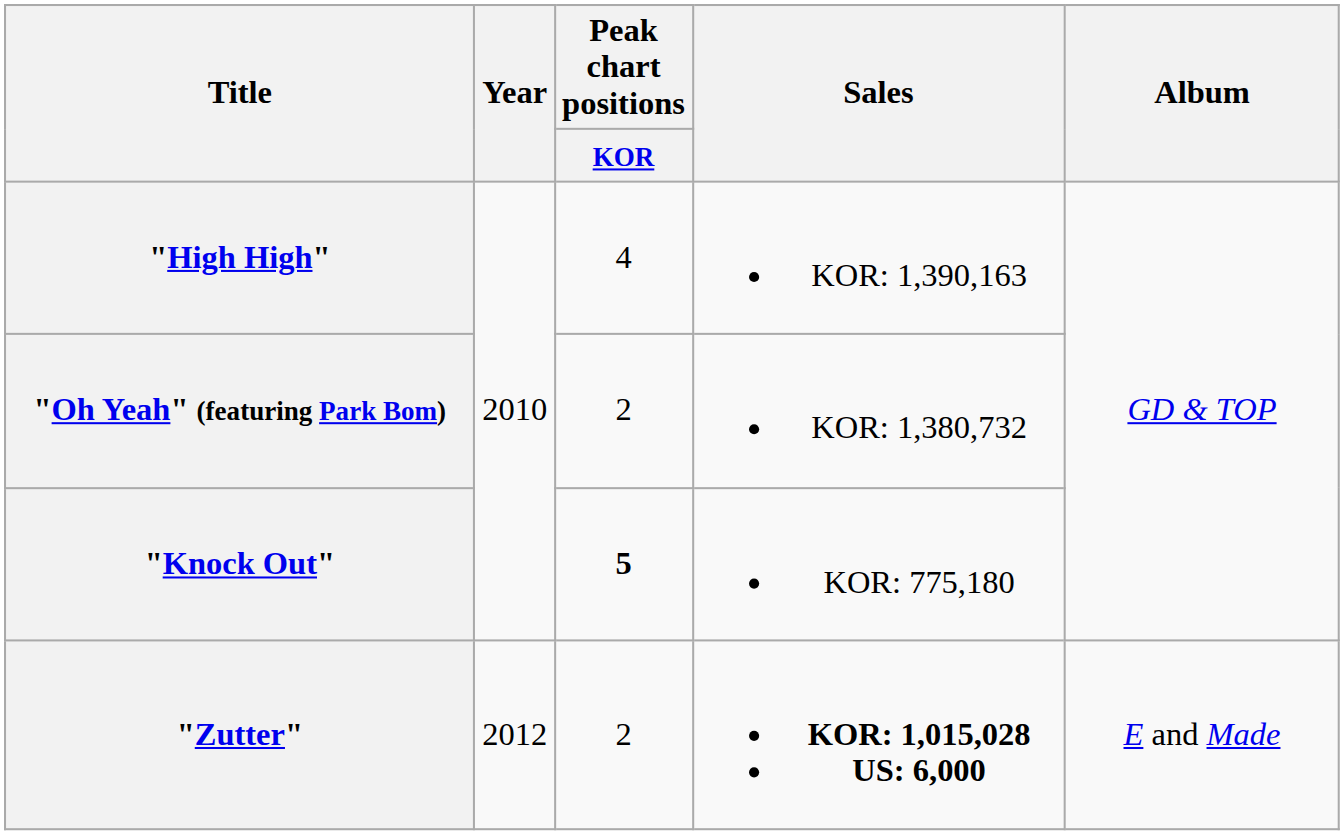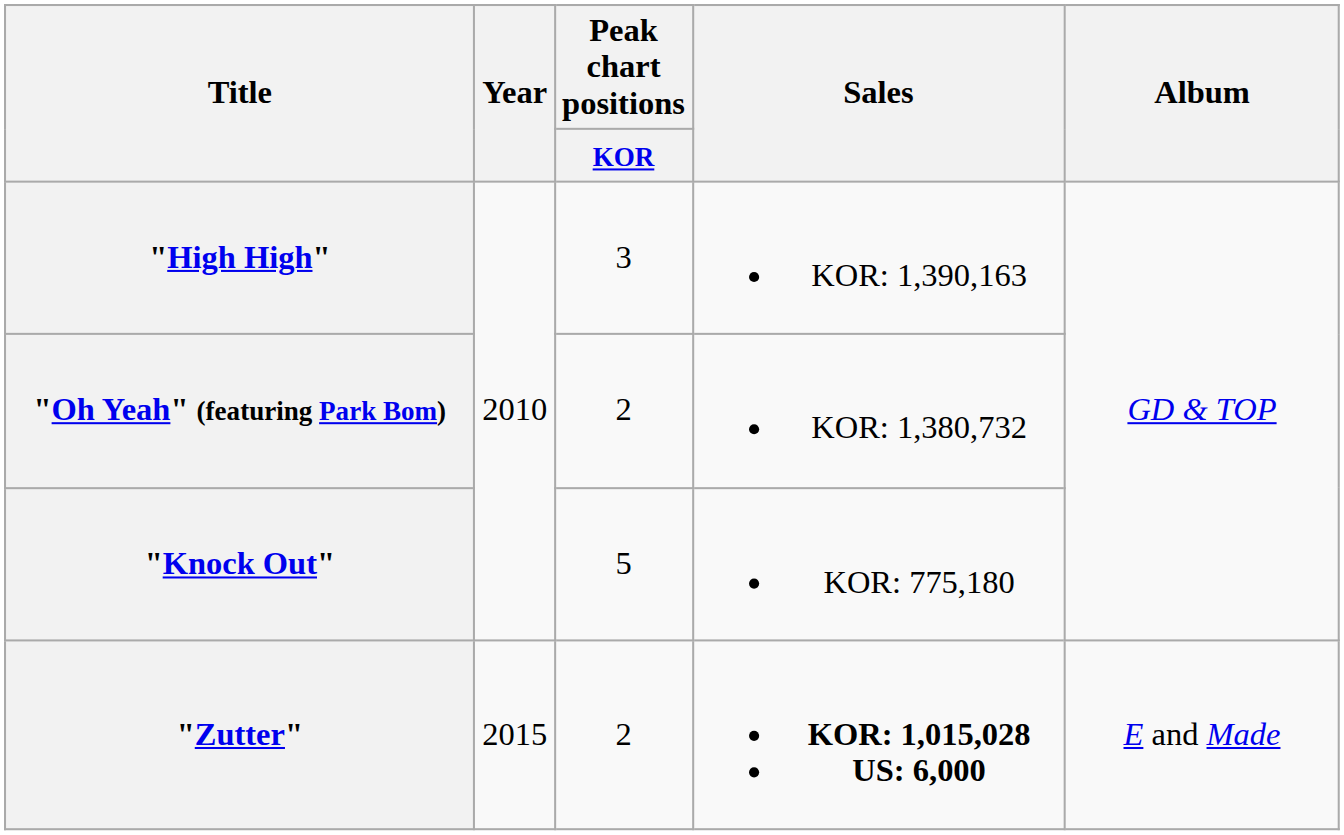(623, 257) 4 -> (623, 257) 3
(623, 563) bold -> (623, 563) normal
(515, 734) 2012 -> (515, 734) 2015
